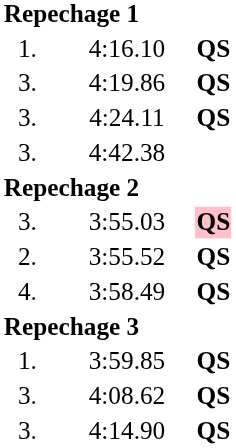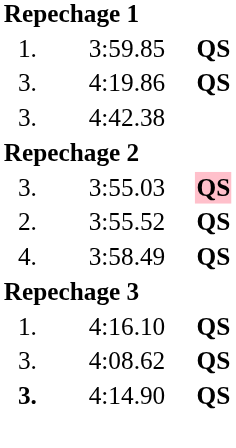rows swapped: (127, 48) <-> (127, 361)
- row: (127, 117)
(27, 430) normal -> (27, 396) bold
